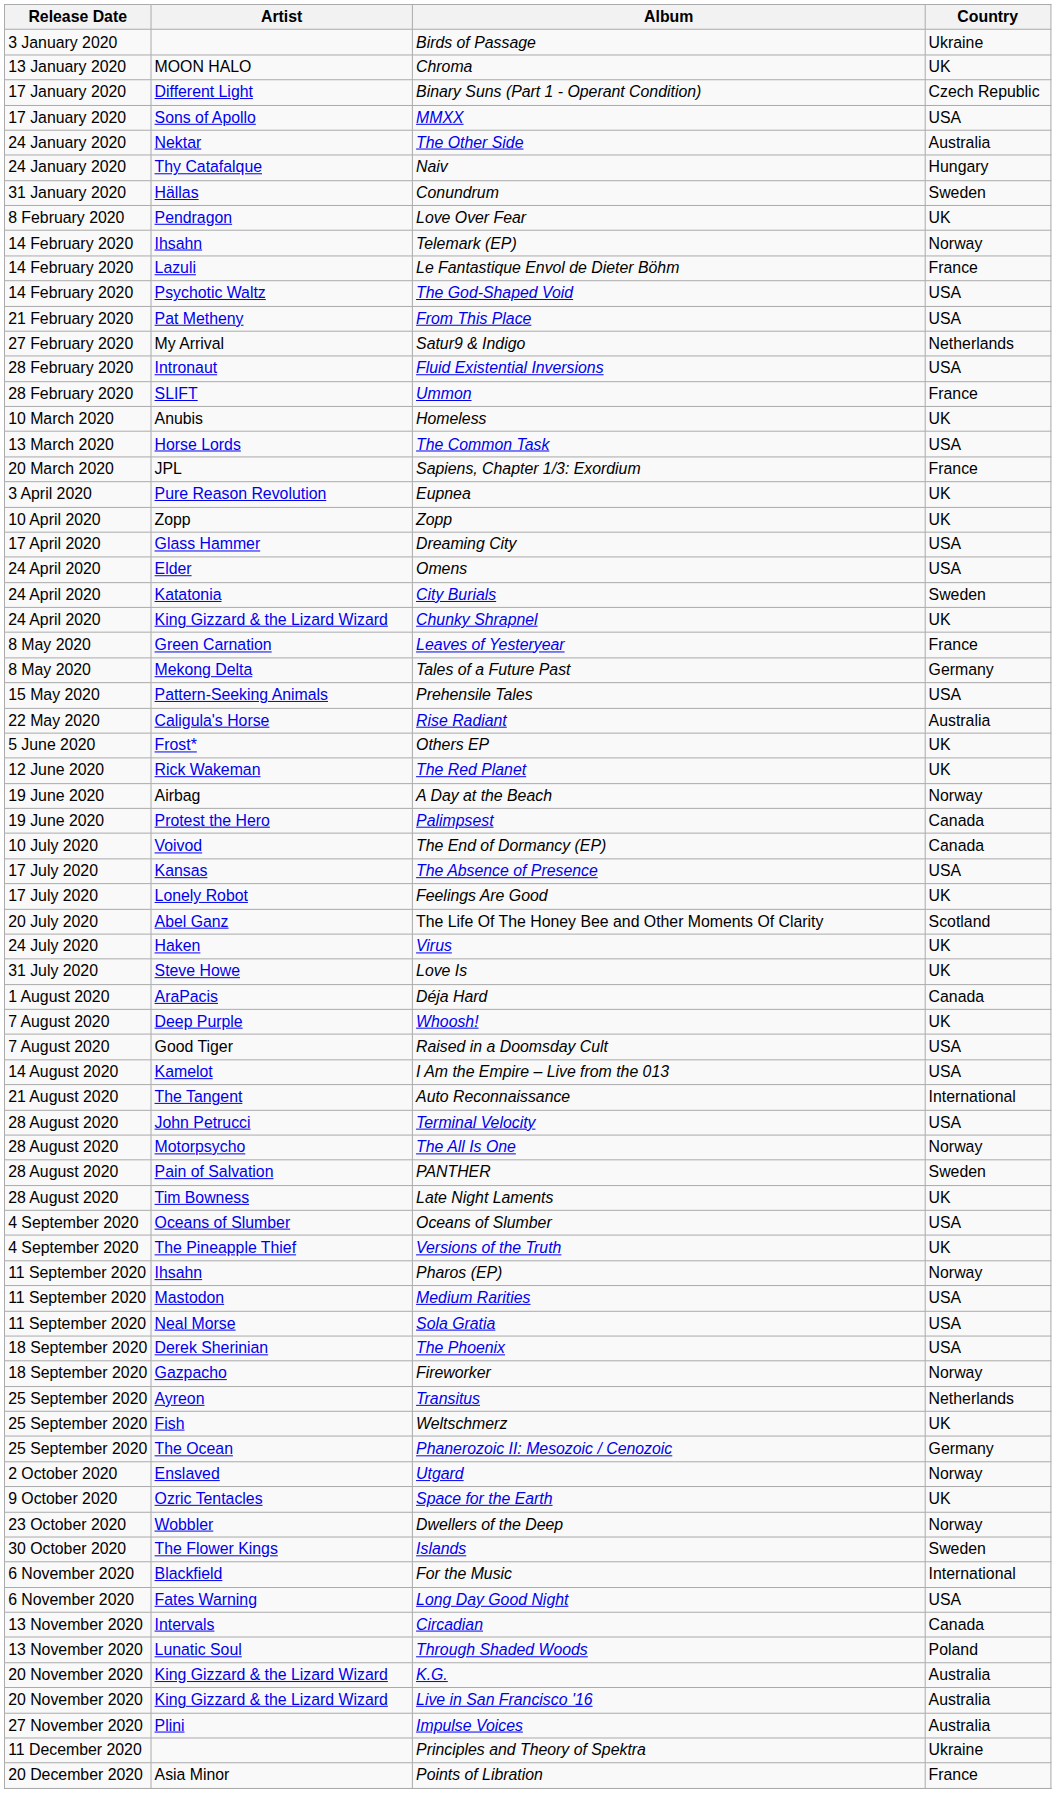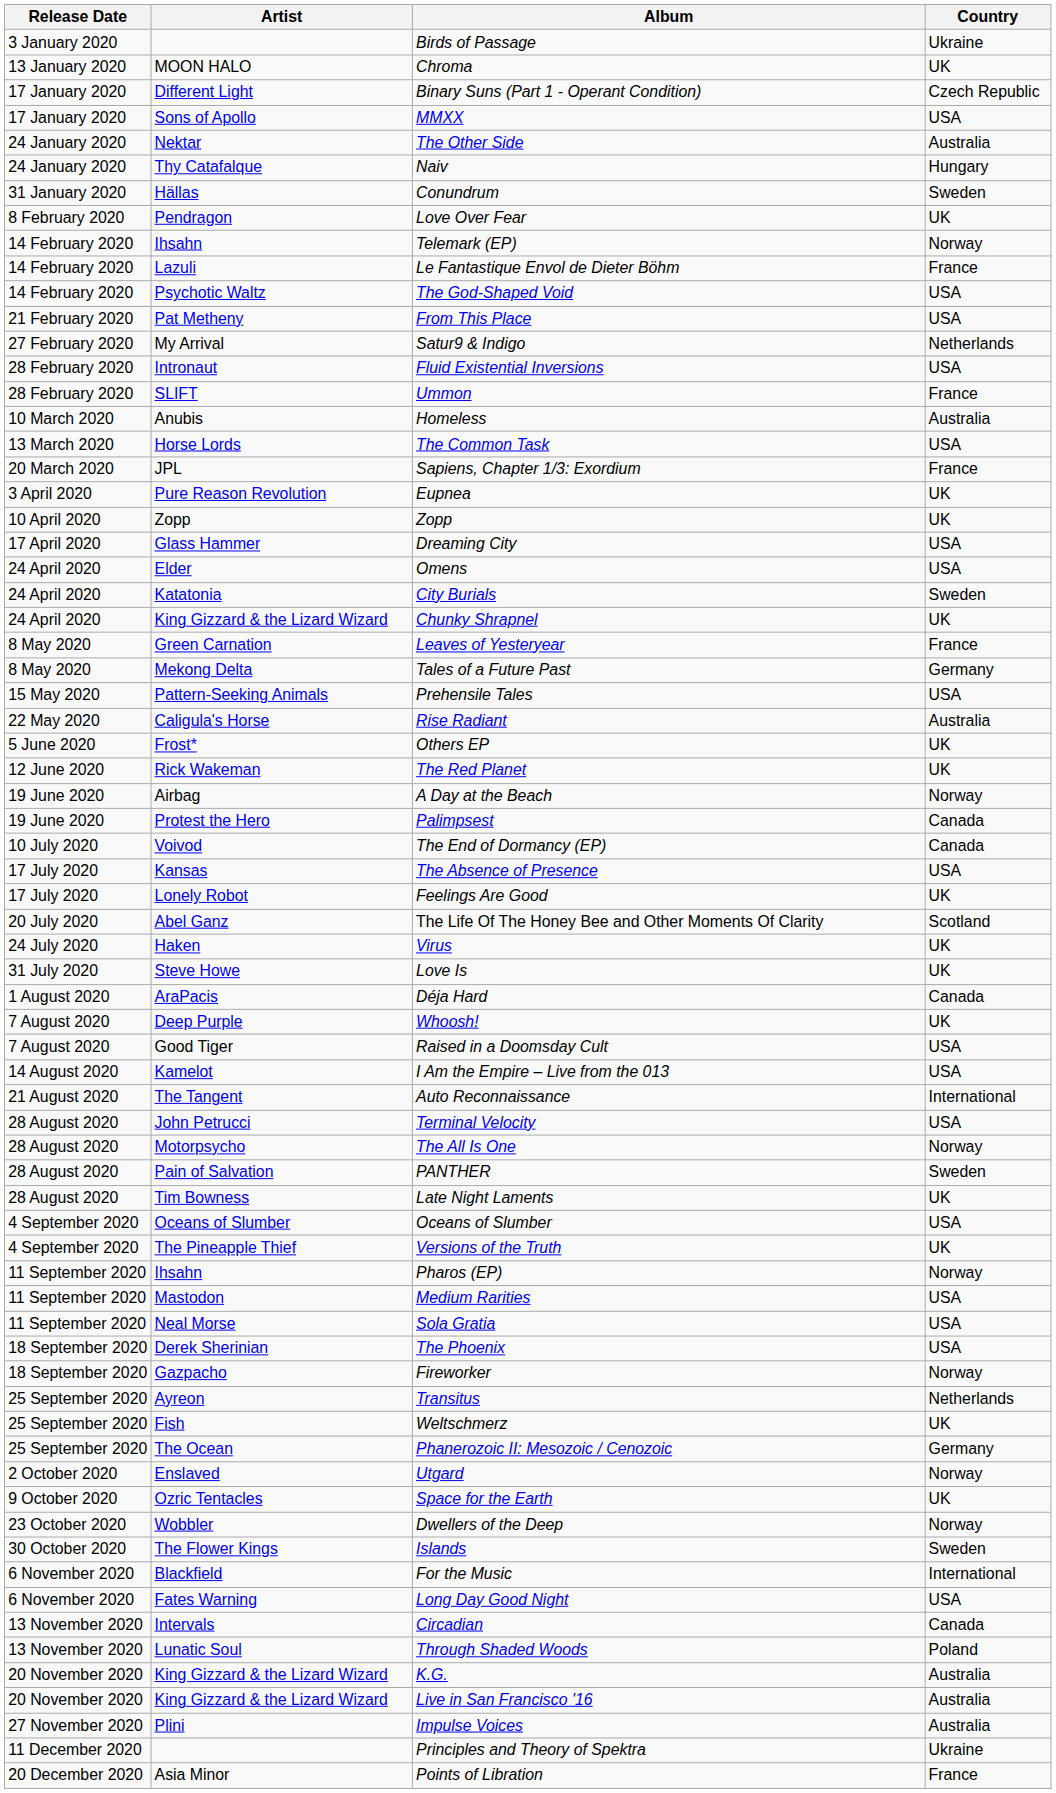(940, 419) UK -> (959, 419) Australia
